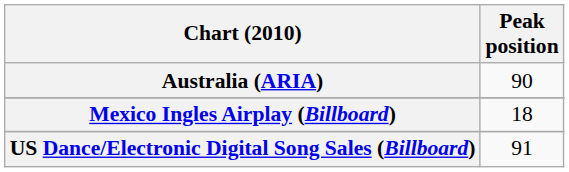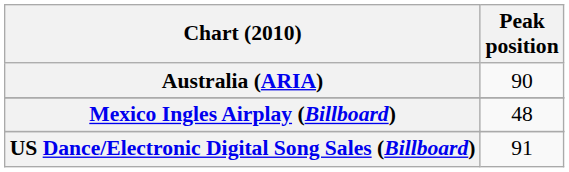(522, 114) 18 -> (522, 114) 48
